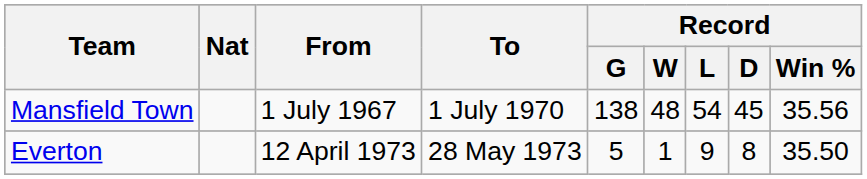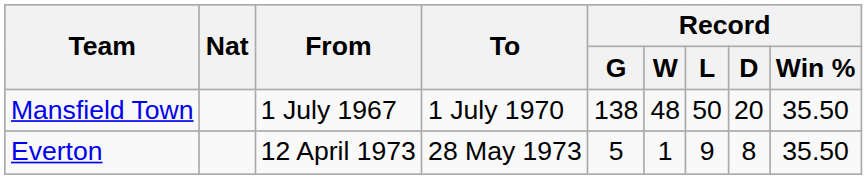(707, 109) 54 -> (707, 109) 50
(749, 109) 45 -> (749, 109) 20
(816, 109) 35.56 -> (816, 109) 35.50
